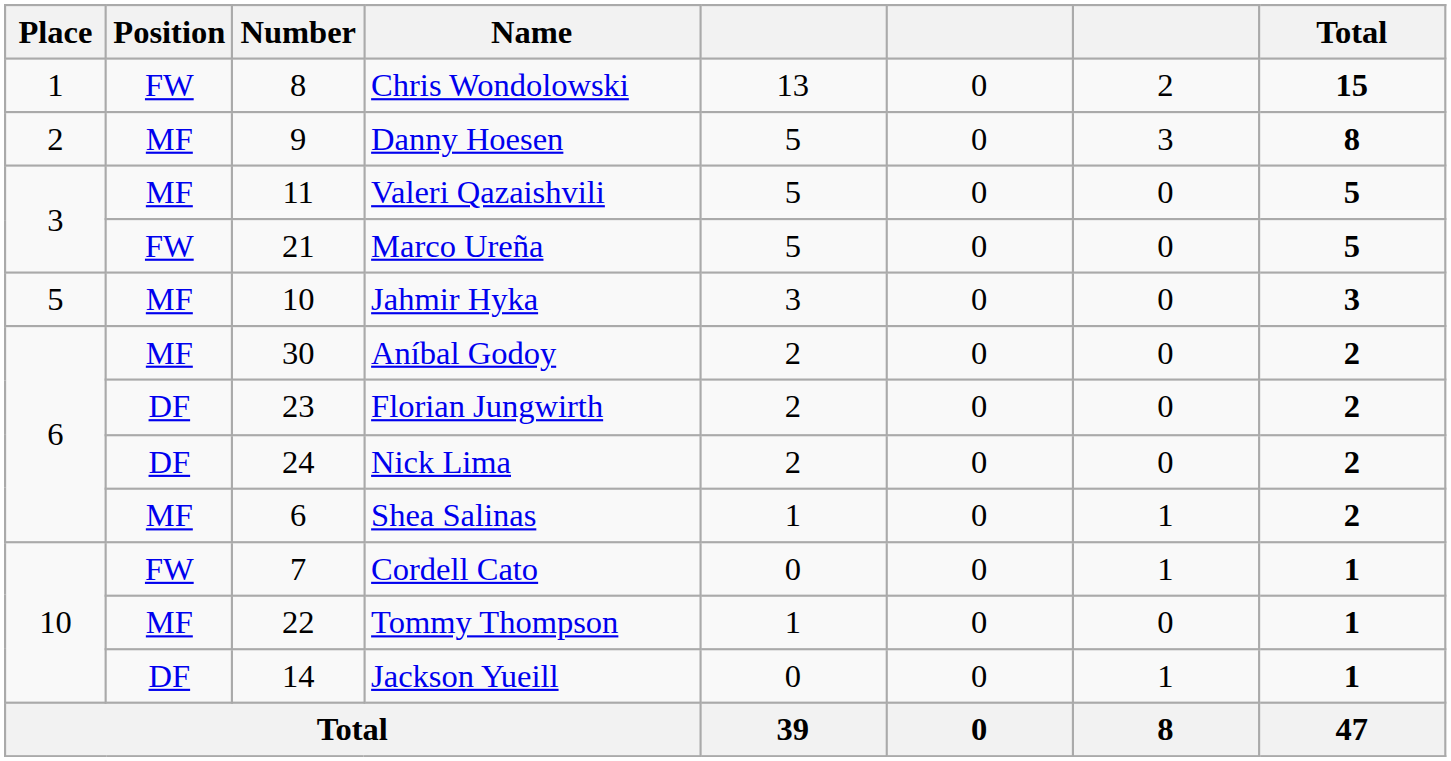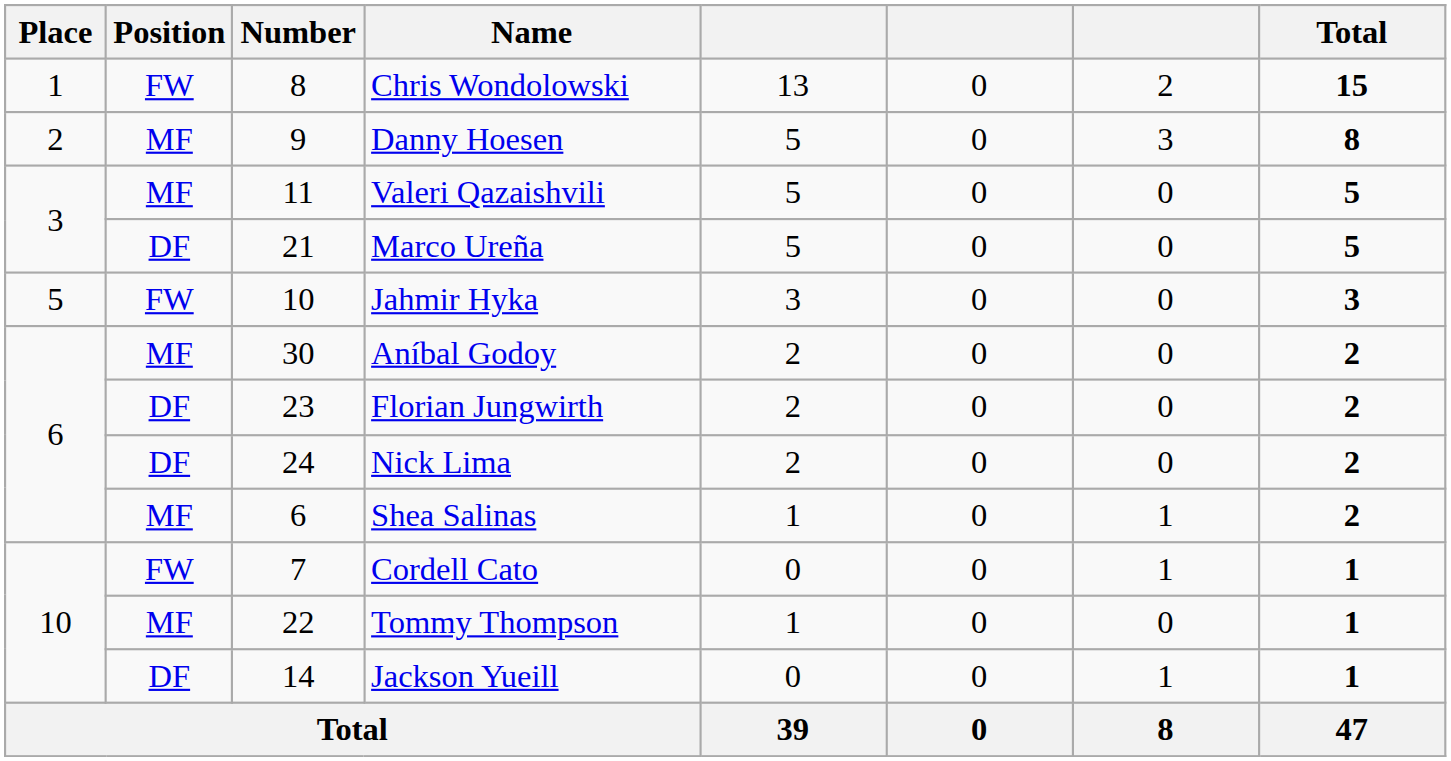(169, 246) FW -> (169, 246) DF
(169, 299) MF -> (169, 299) FW
